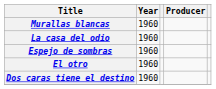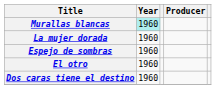(148, 24) no background -> (148, 24) paleturquoise background
+ row: (70, 38)
- row: (70, 38)
